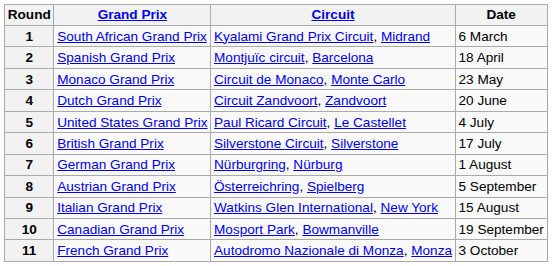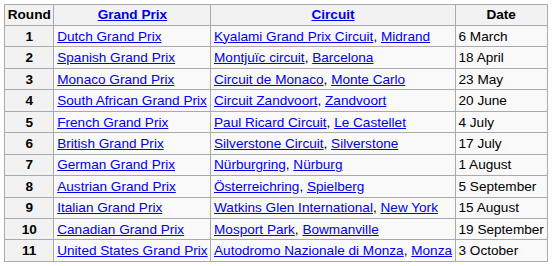(132, 36) South African Grand Prix -> (109, 36) Dutch Grand Prix
(109, 101) Dutch Grand Prix -> (132, 101) South African Grand Prix
(132, 122) United States Grand Prix -> (113, 122) French Grand Prix
(113, 251) French Grand Prix -> (132, 251) United States Grand Prix
